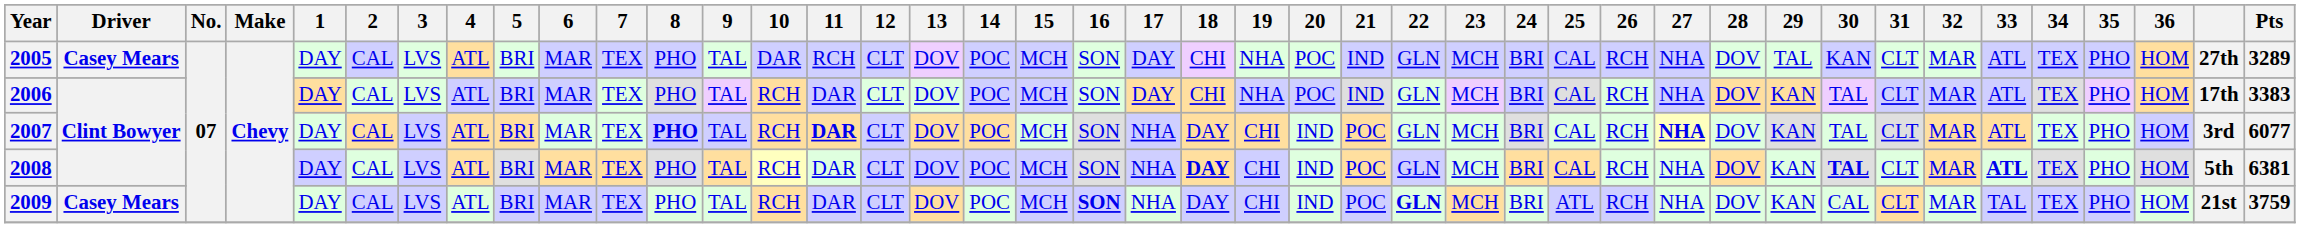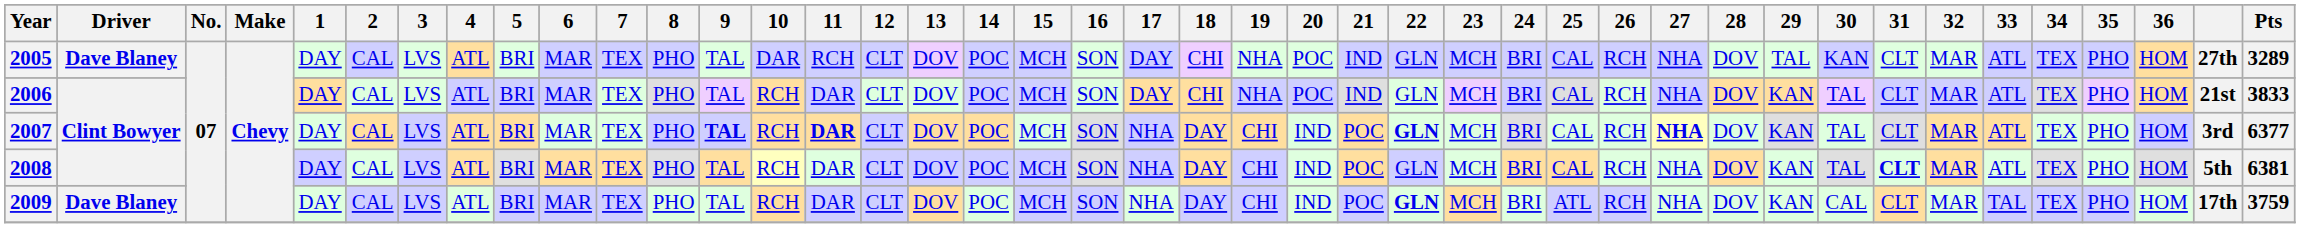(121, 58) Casey Mears -> (121, 58) Dave Blaney
(2219, 94) 17th -> (2218, 94) 21st
(2269, 94) 3383 -> (2268, 94) 3833
(675, 131) bold -> (674, 131) normal
(727, 131) normal -> (725, 131) bold
(1419, 131) normal -> (1417, 131) bold
(2269, 131) 6077 -> (2268, 131) 6377
(1208, 167) bold -> (1205, 167) normal
(1848, 167) bold -> (1846, 167) normal
(1900, 167) normal -> (1899, 167) bold
(2007, 167) bold -> (2007, 167) normal
(121, 203) Casey Mears -> (121, 203) Dave Blaney
(1099, 203) bold -> (1098, 203) normal
(2219, 203) 21st -> (2218, 203) 17th
